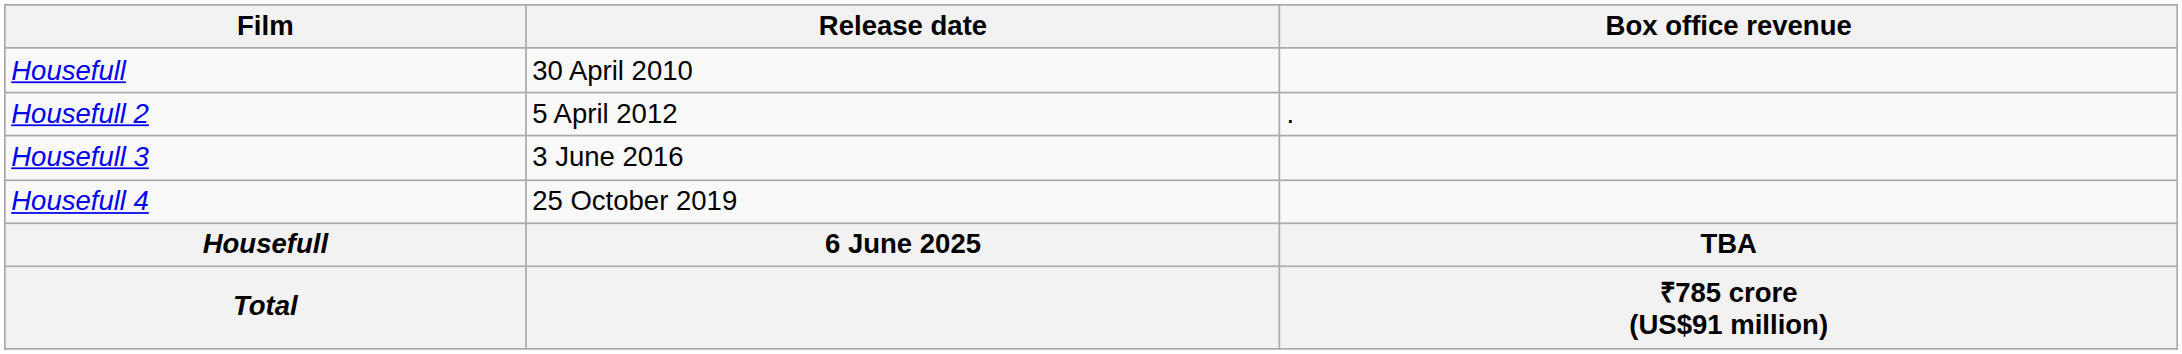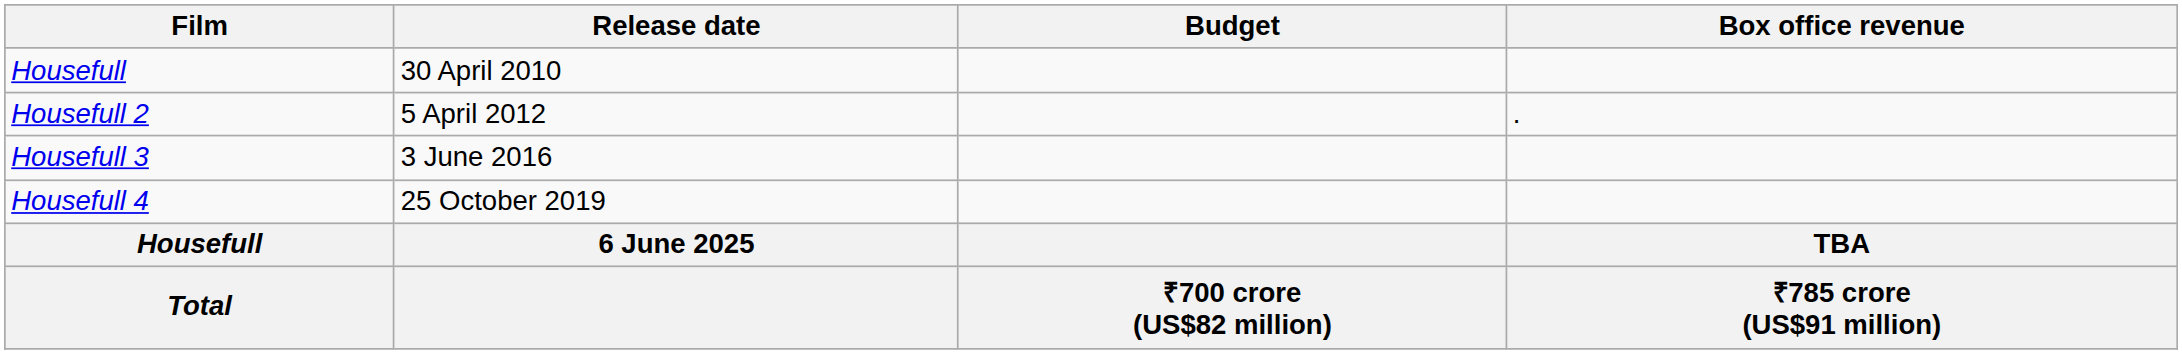+ column: (1232, 26)
